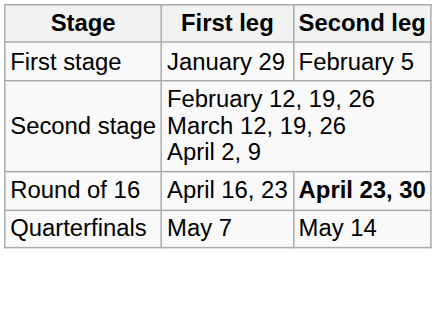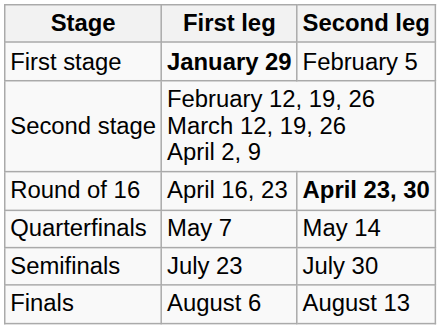(226, 61) normal -> (229, 61) bold
+ row: (65, 266)
+ row: (42, 303)
